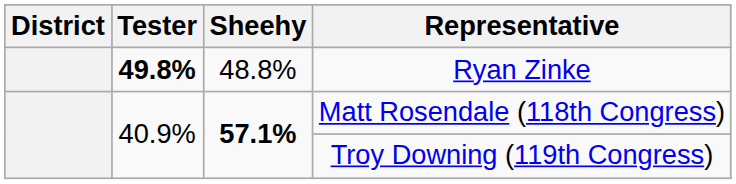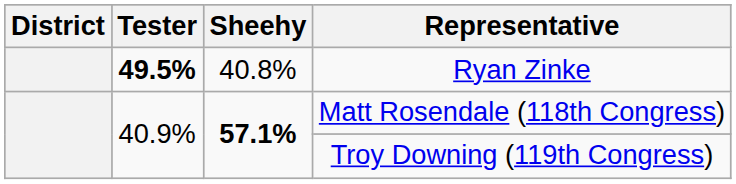(157, 69) 49.8% -> (157, 69) 49.5%
(258, 69) 48.8% -> (258, 69) 40.8%
